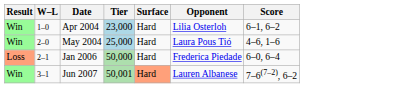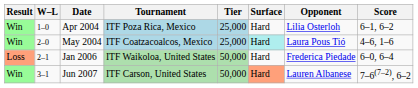+ column: (161, 12)
(119, 27) 23,000 -> (233, 27) 25,000
(146, 42) no background -> (260, 42) paleturquoise background
(119, 74) 50,001 -> (233, 74) 50,000
